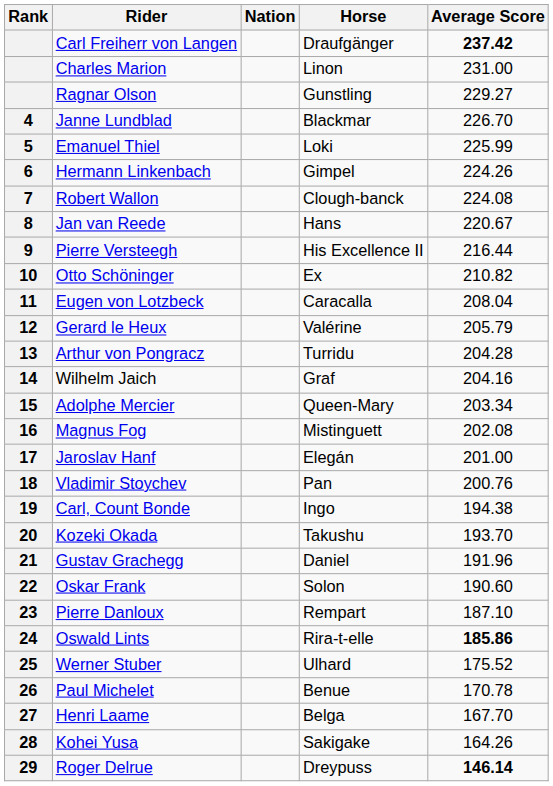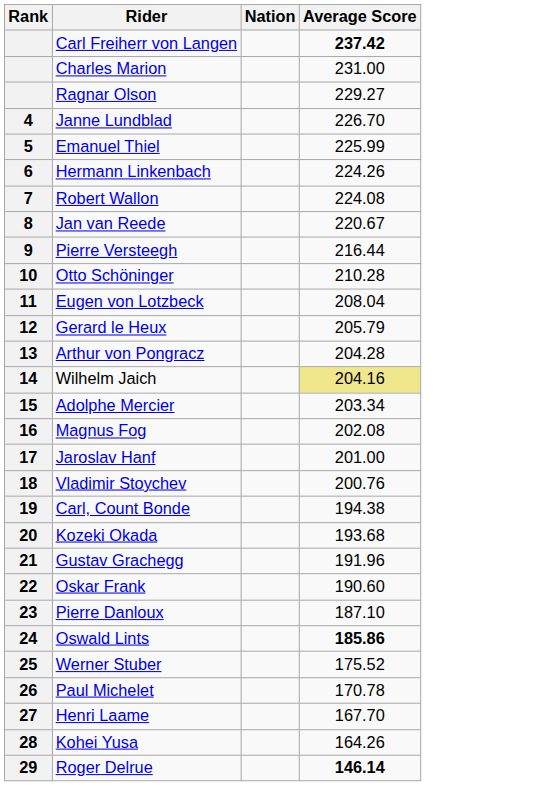- column: (363, 17)
(488, 276) 210.82 -> (360, 276) 210.28
(488, 379) no background -> (360, 379) khaki background
(488, 535) 193.70 -> (360, 535) 193.68
